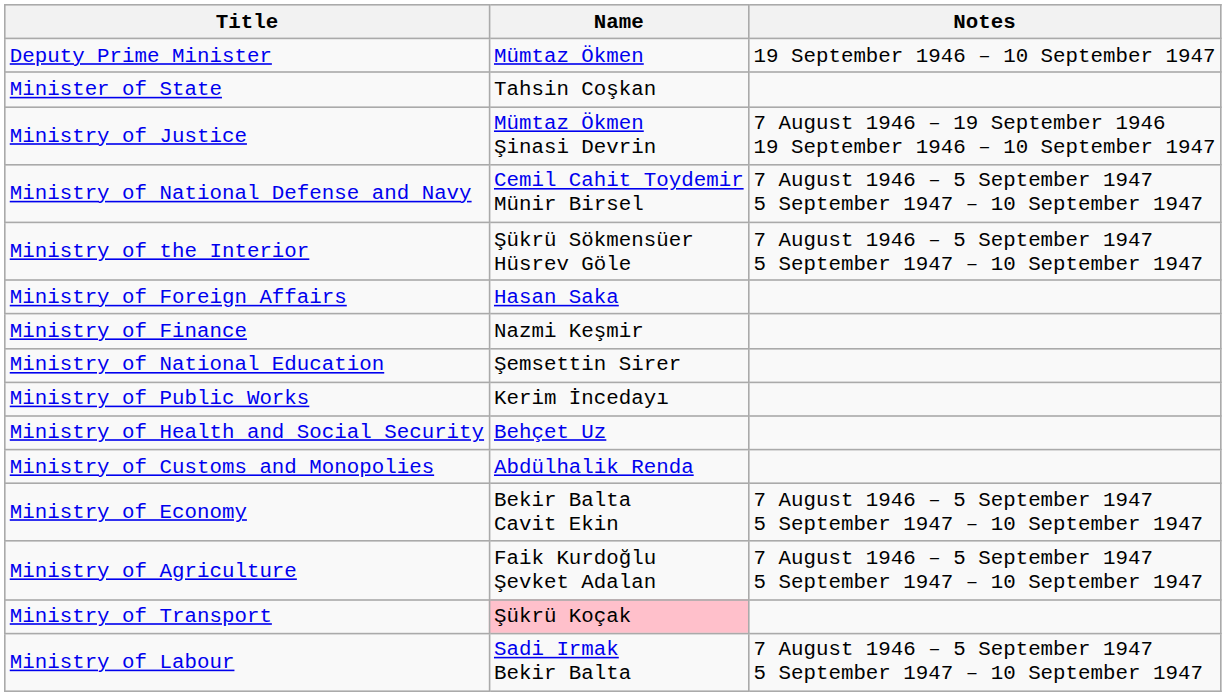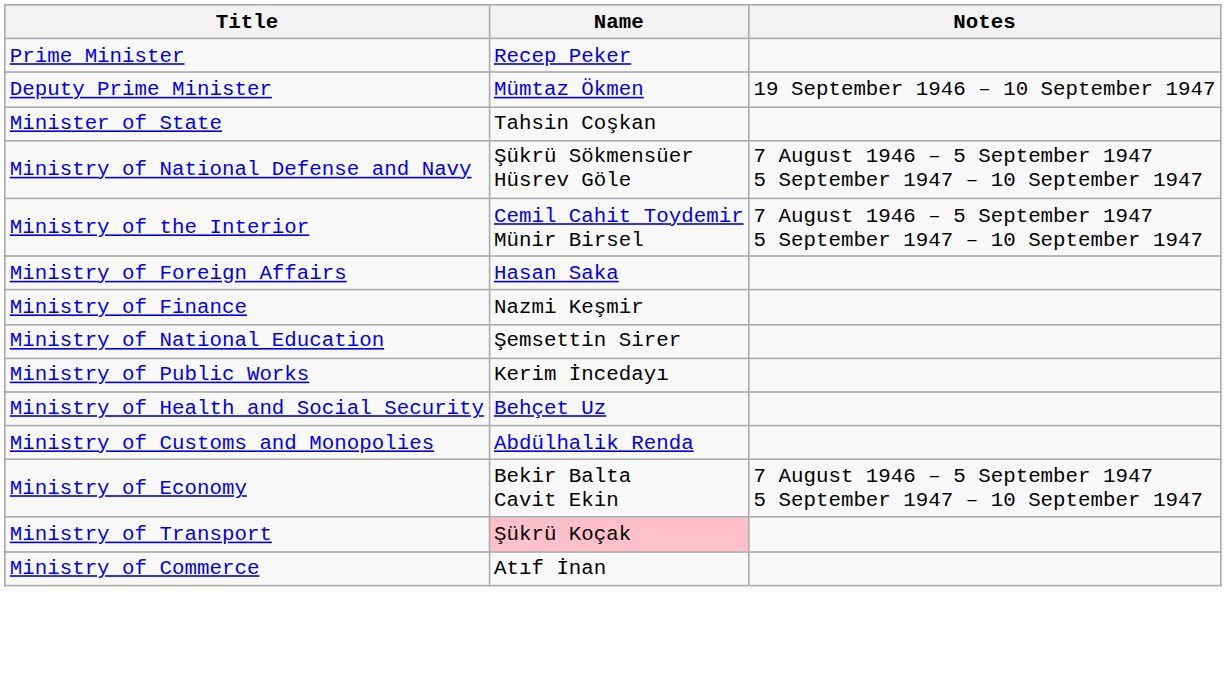+ row: (97, 56)
- row: (128, 135)
(619, 193) Cemil Cahit Toydemir Münir Birsel -> (594, 169) Şükrü Sökmensüer Hüsrev Göle
(594, 251) Şükrü Sökmensüer Hüsrev Göle -> (619, 227) Cemil Cahit Toydemir Münir Birsel
- row: (153, 570)
+ row: (135, 568)
- row: (122, 662)
